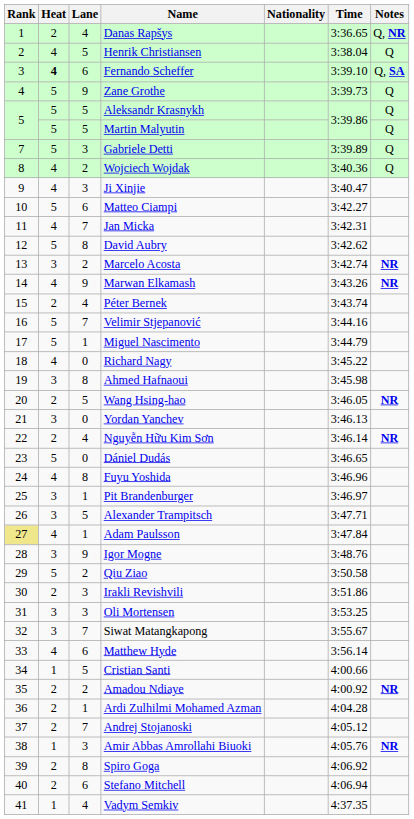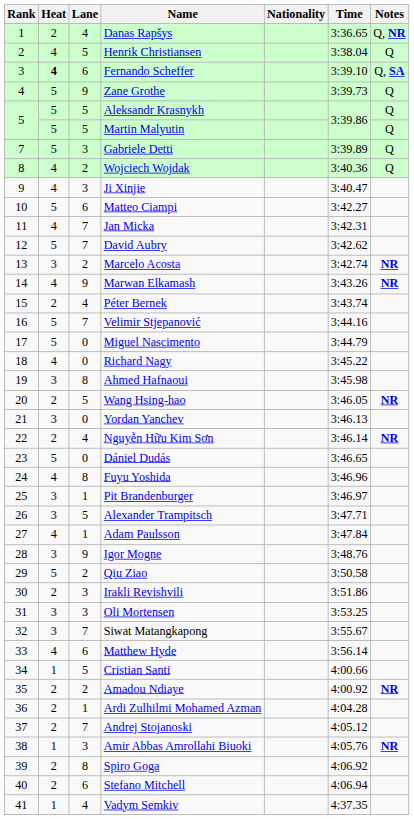(85, 245) 8 -> (85, 245) 7
(85, 341) 1 -> (85, 341) 0
(21, 534) khaki background -> (21, 534) no background
